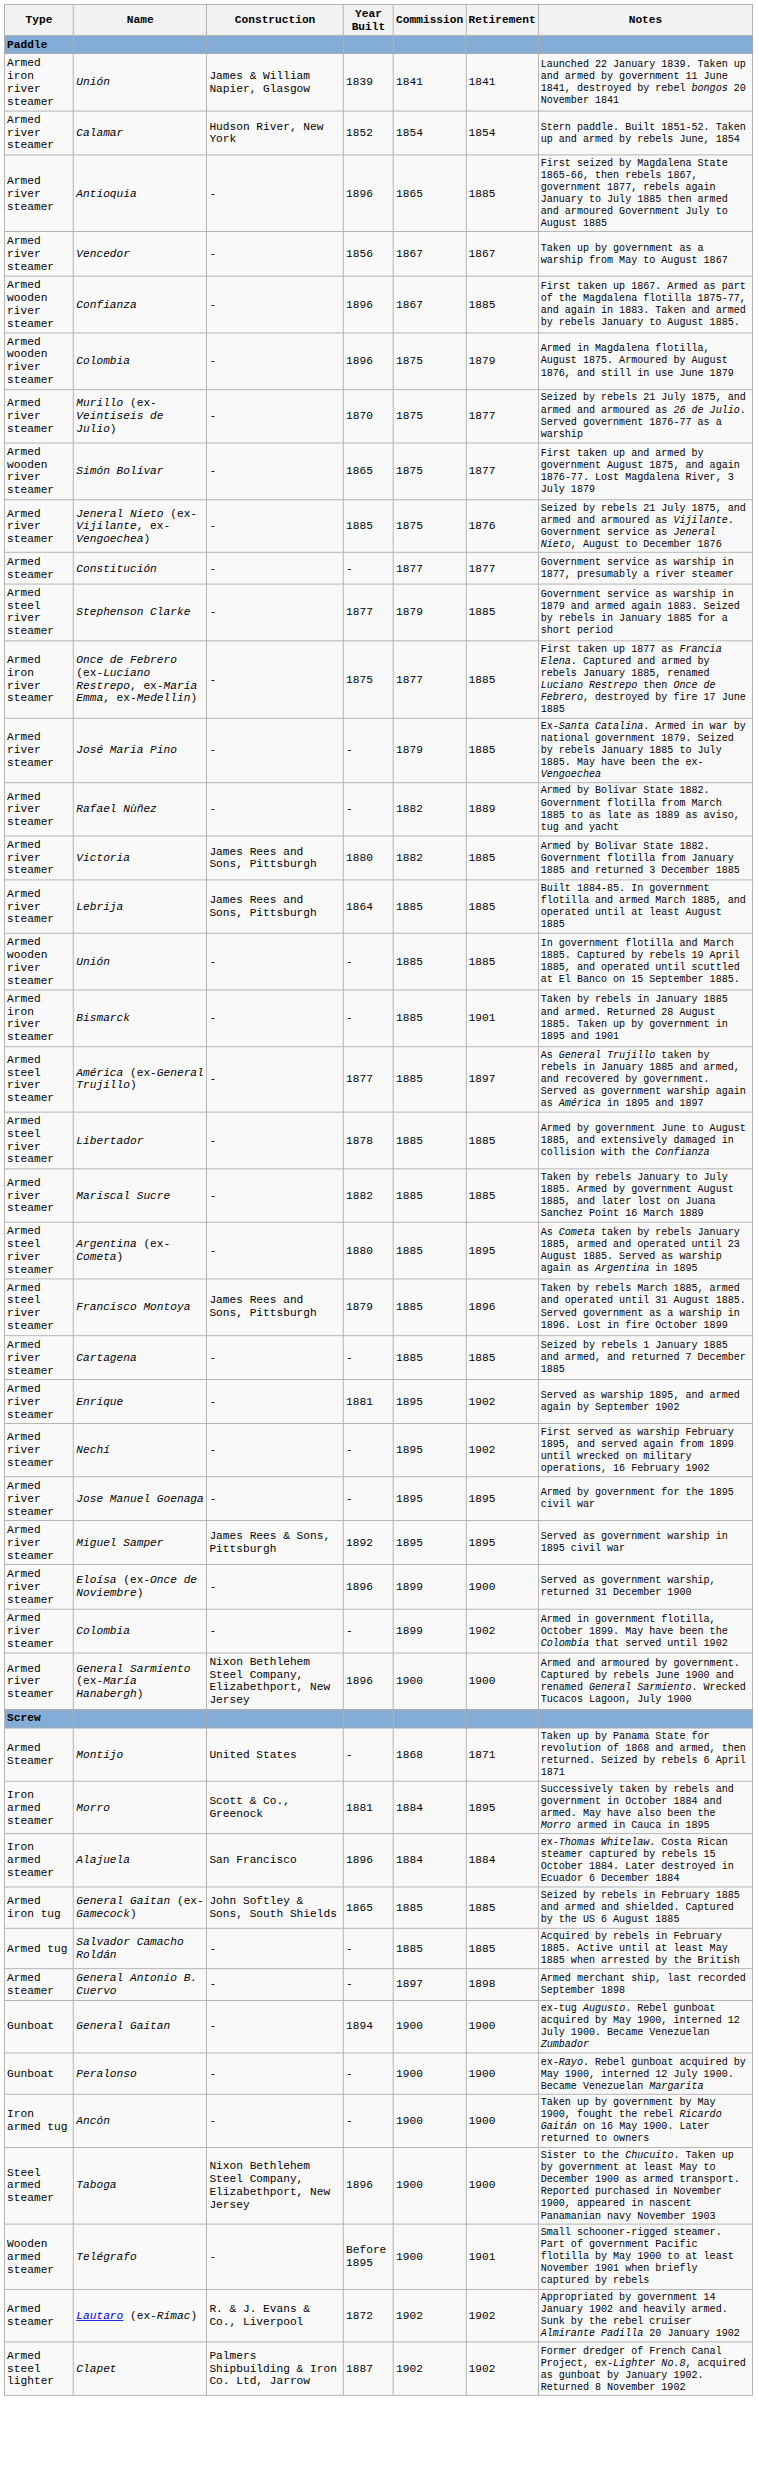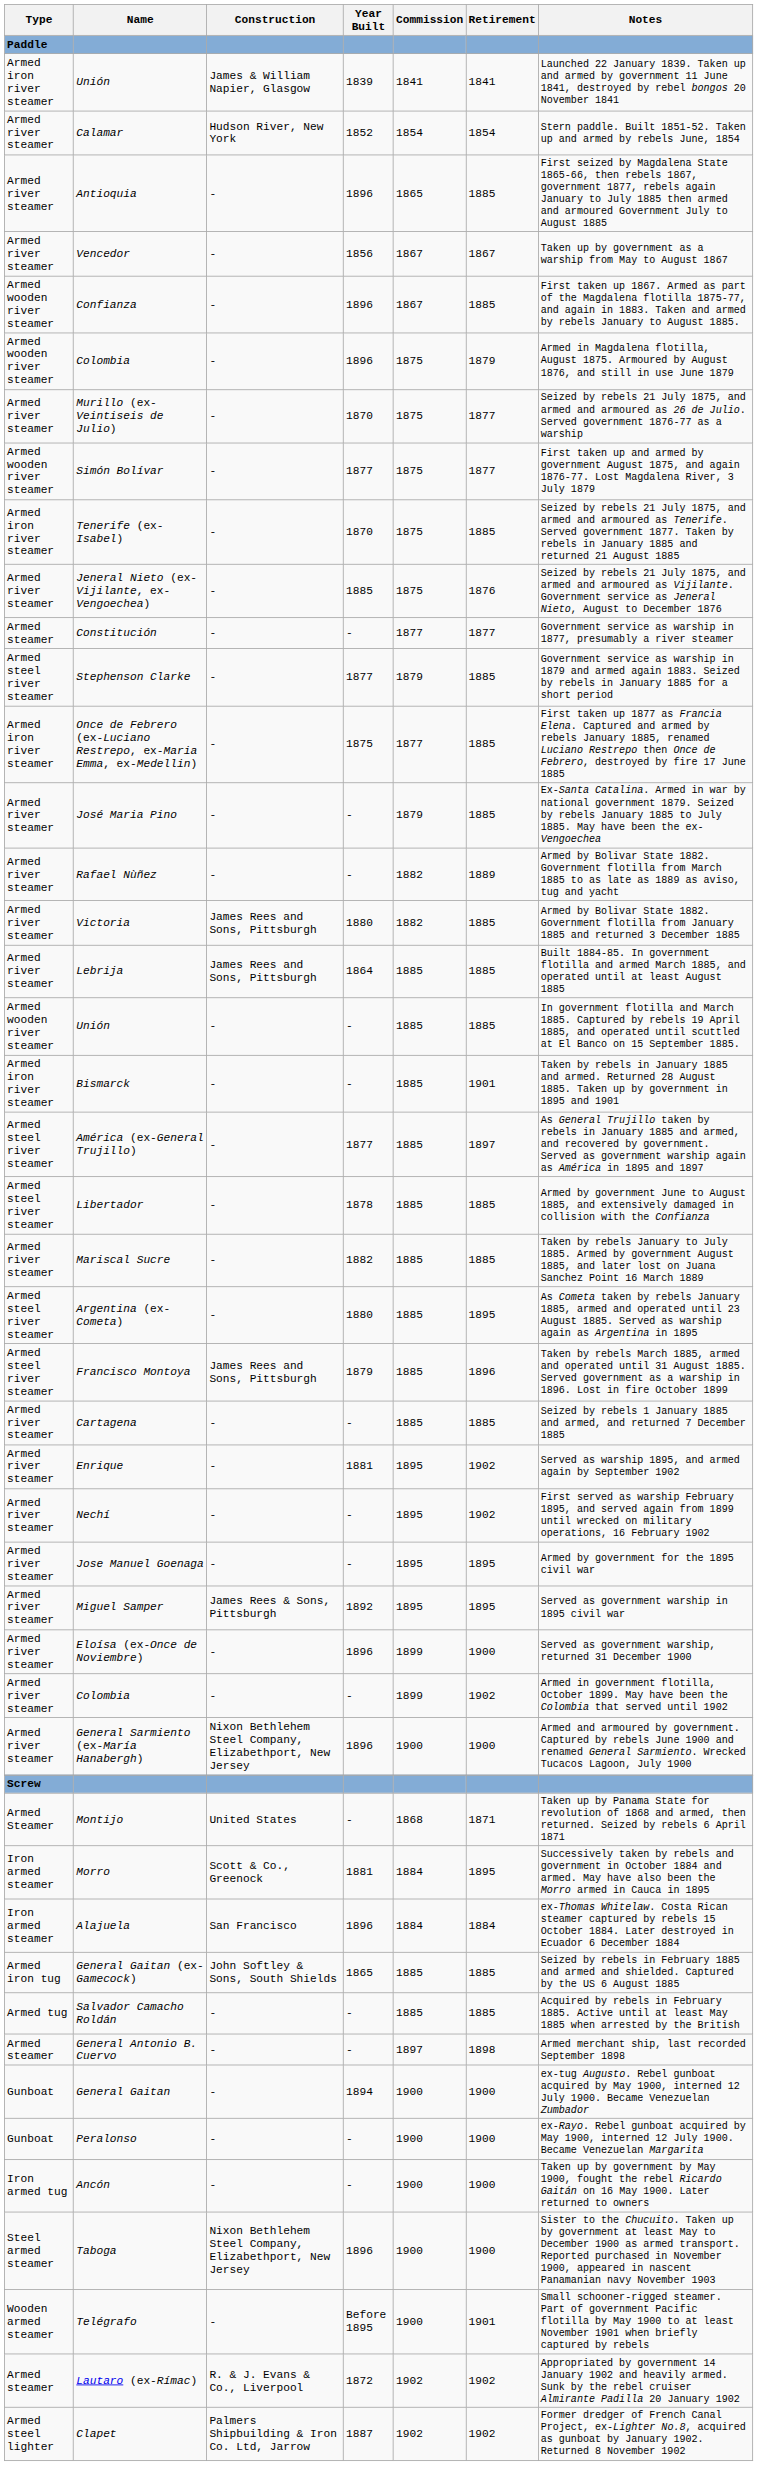(360, 471) 1865 -> (360, 471) 1877
+ row: (31, 532)
